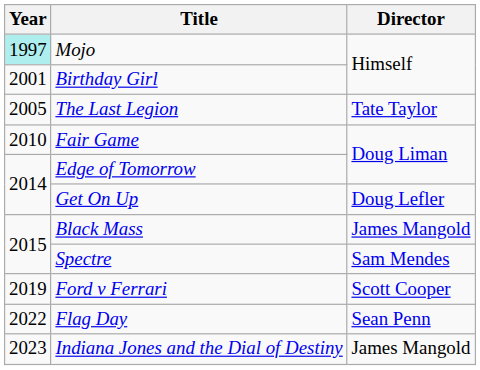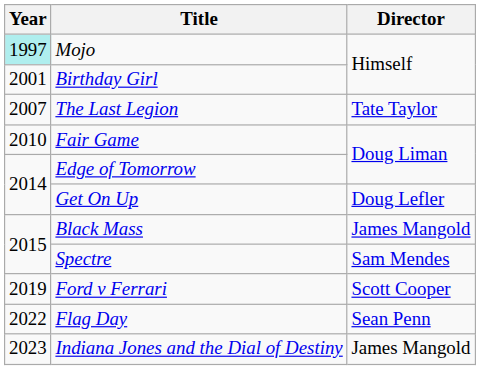(28, 109) 2005 -> (28, 109) 2007
